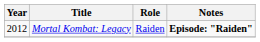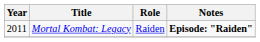(17, 28) 2012 -> (17, 28) 2011
